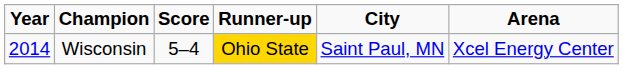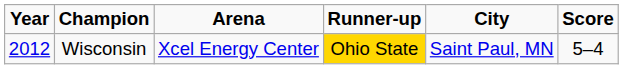columns swapped: (184, 19) <-> (533, 19)
(30, 48) 2014 -> (30, 48) 2012
